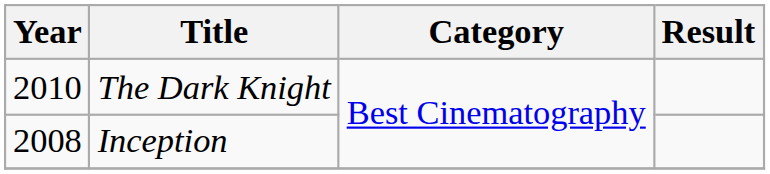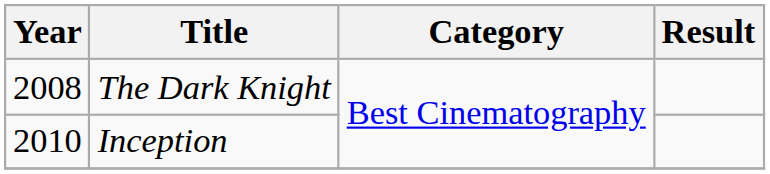(47, 86) 2010 -> (47, 86) 2008
(47, 140) 2008 -> (47, 140) 2010
